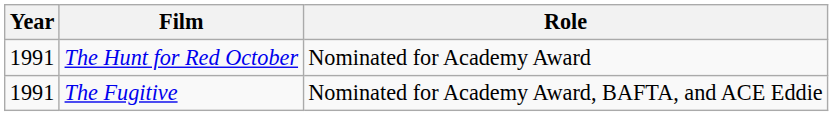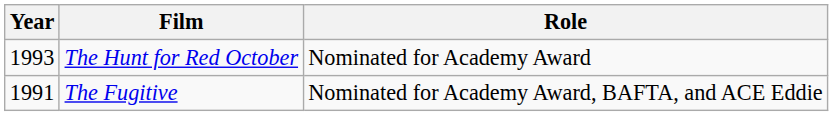(32, 57) 1991 -> (32, 57) 1993
